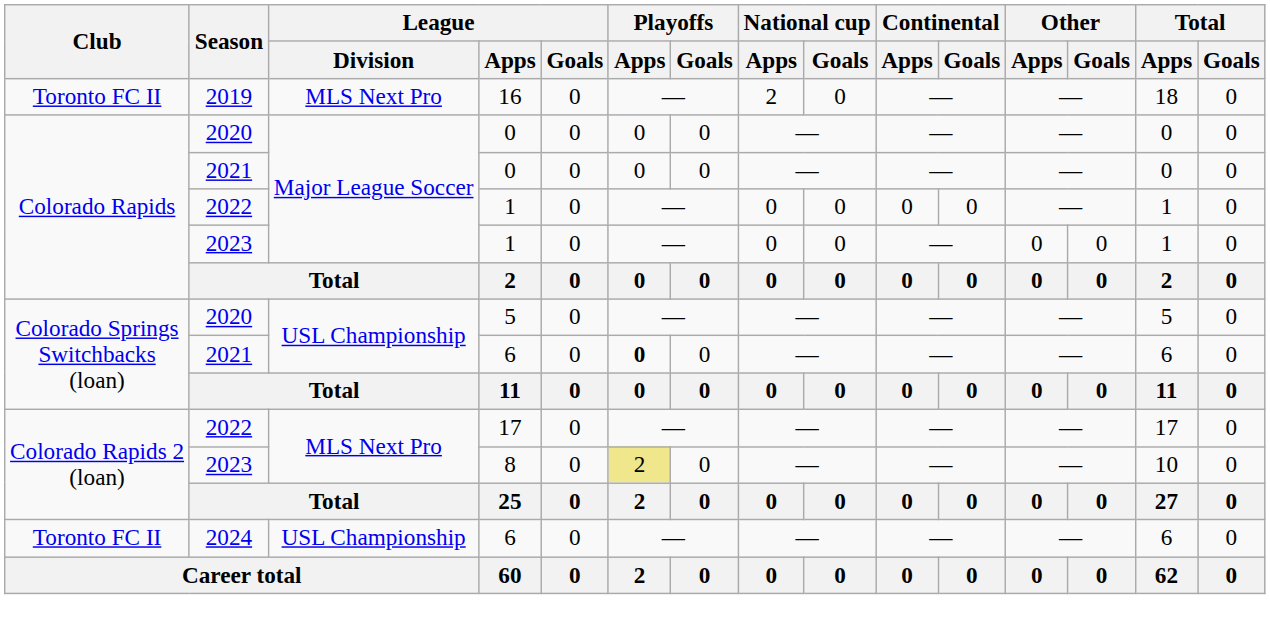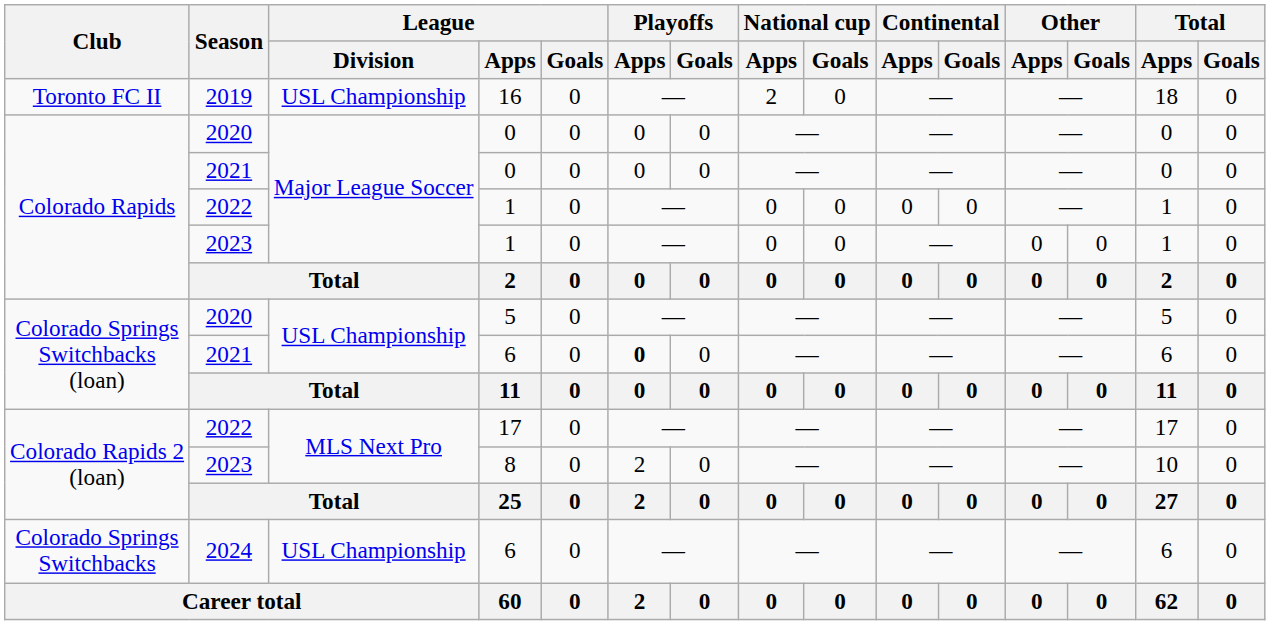(374, 96) MLS Next Pro -> (374, 96) USL Championship
(640, 464) khaki background -> (640, 464) no background
(97, 538) Toronto FC II -> (97, 551) Colorado Springs Switchbacks
